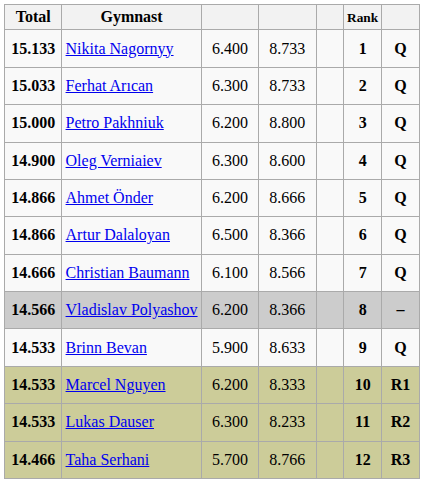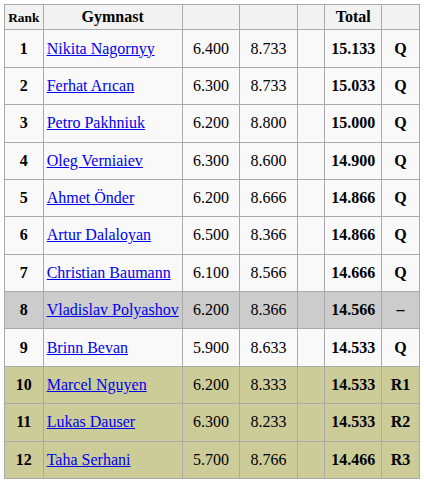columns swapped: (363, 18) <-> (33, 17)
